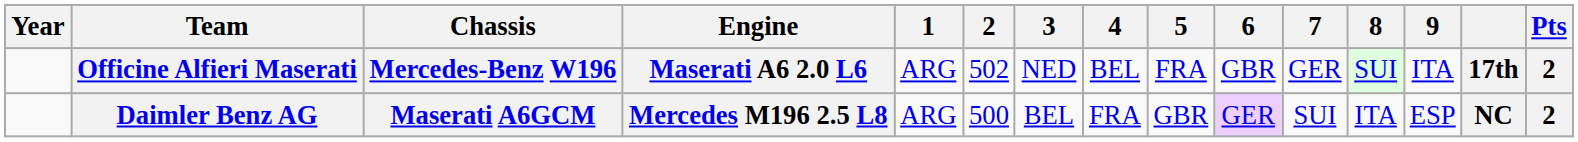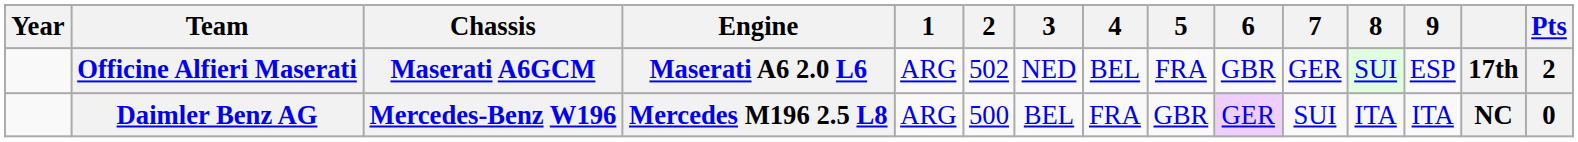(493, 70) Mercedes-Benz W196 -> (493, 70) Maserati A6GCM
(1433, 70) ITA -> (1433, 70) ESP
(493, 114) Maserati A6GCM -> (493, 114) Mercedes-Benz W196
(1433, 114) ESP -> (1433, 114) ITA
(1549, 114) 2 -> (1549, 114) 0
